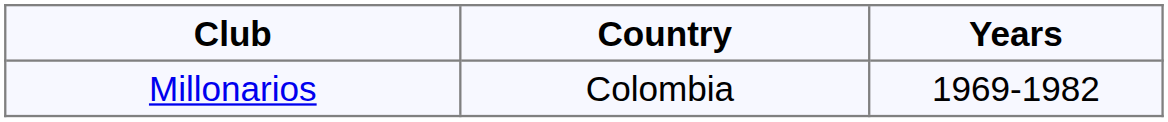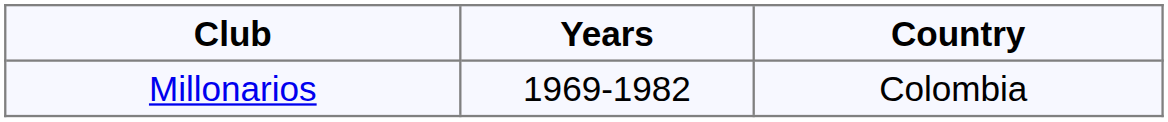columns swapped: (665, 33) <-> (1016, 33)
